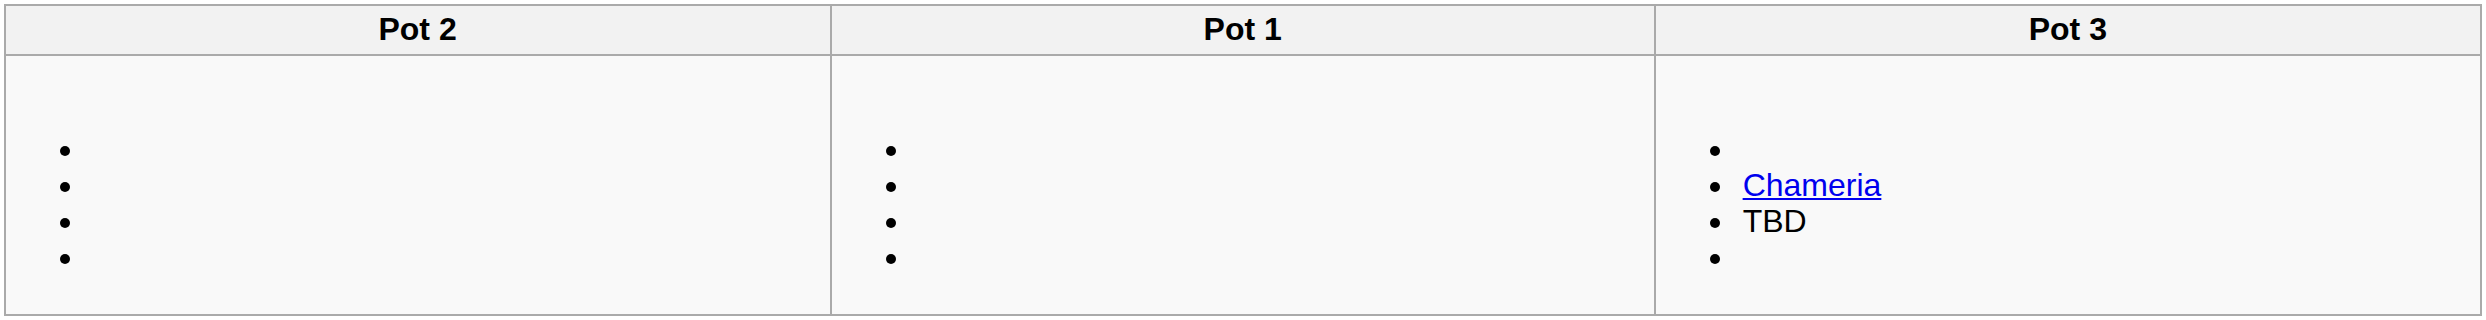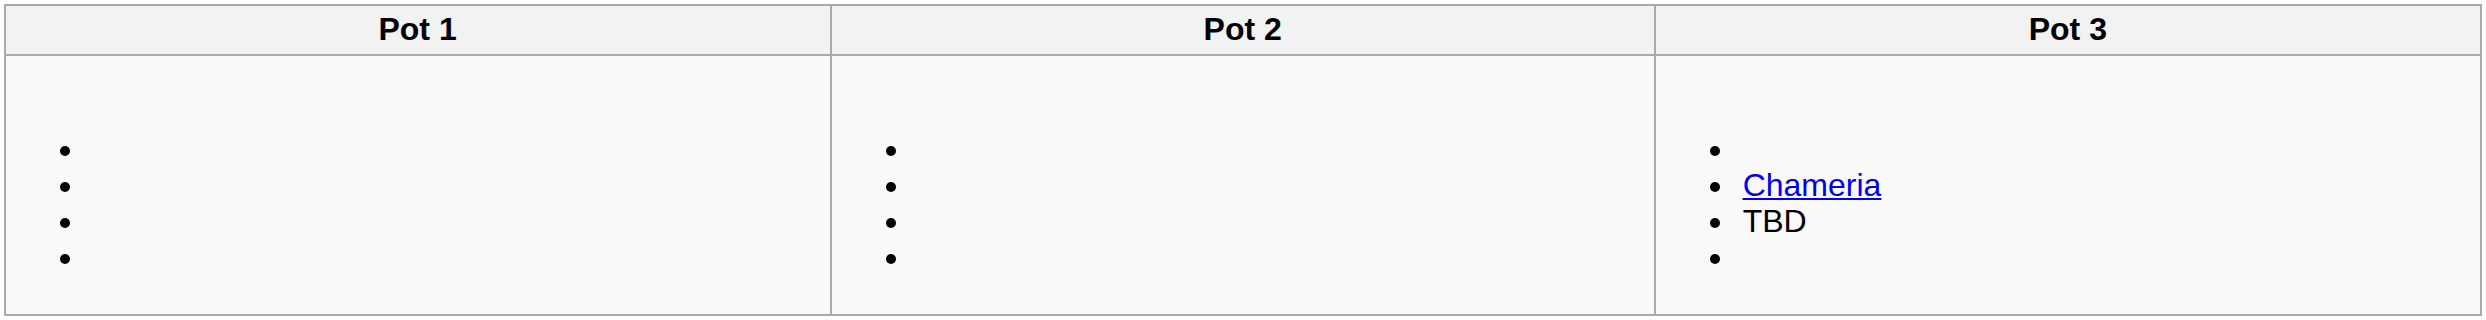columns swapped: (1243, 29) <-> (418, 29)
